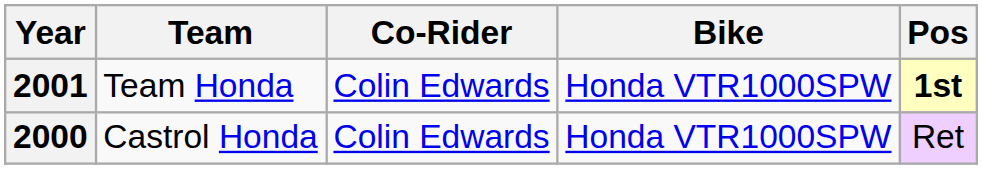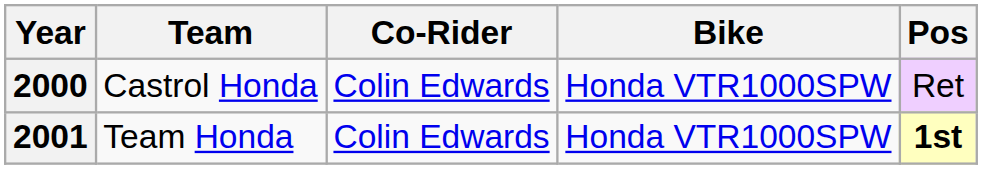rows swapped: (50, 138) <-> (50, 85)
